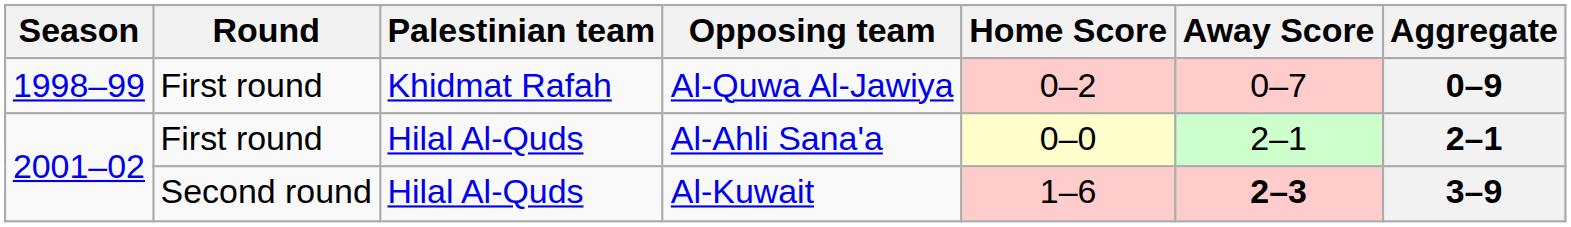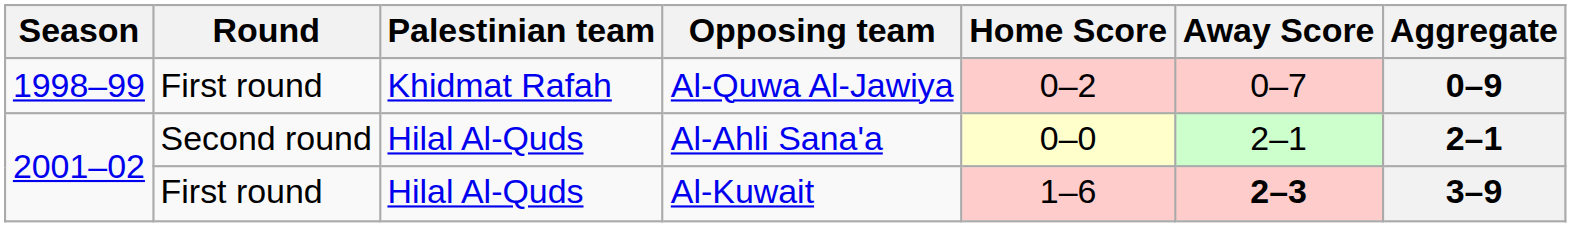(242, 138) First round -> (266, 138) Second round
(266, 192) Second round -> (242, 192) First round
